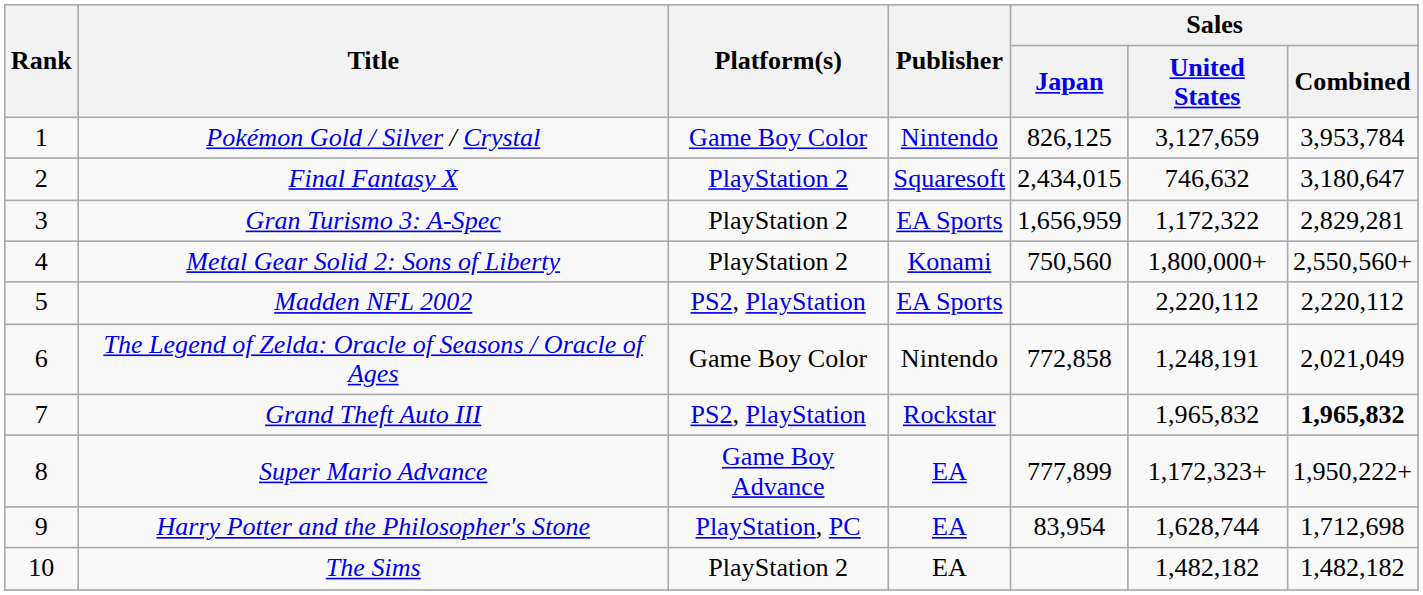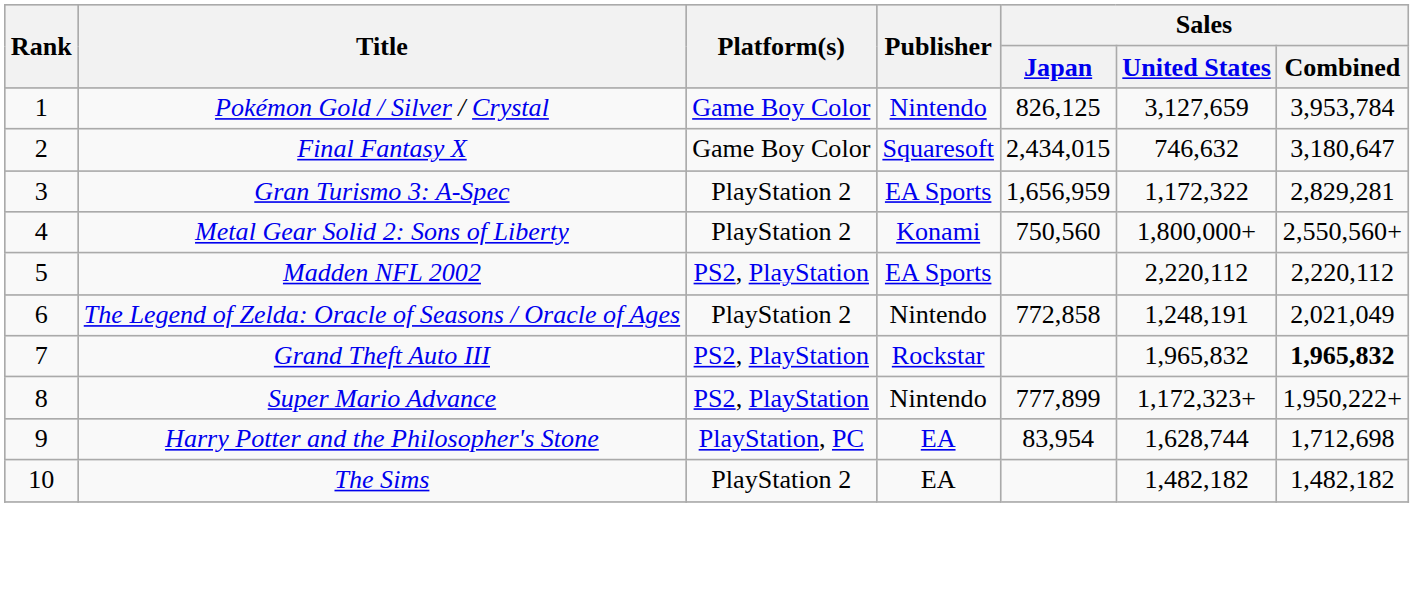(778, 178) PlayStation 2 -> (781, 149) Game Boy Color
(778, 358) Game Boy Color -> (781, 314) PlayStation 2
(778, 470) Game Boy Advance -> (781, 397) PS2, PlayStation
(949, 470) EA -> (938, 397) Nintendo
